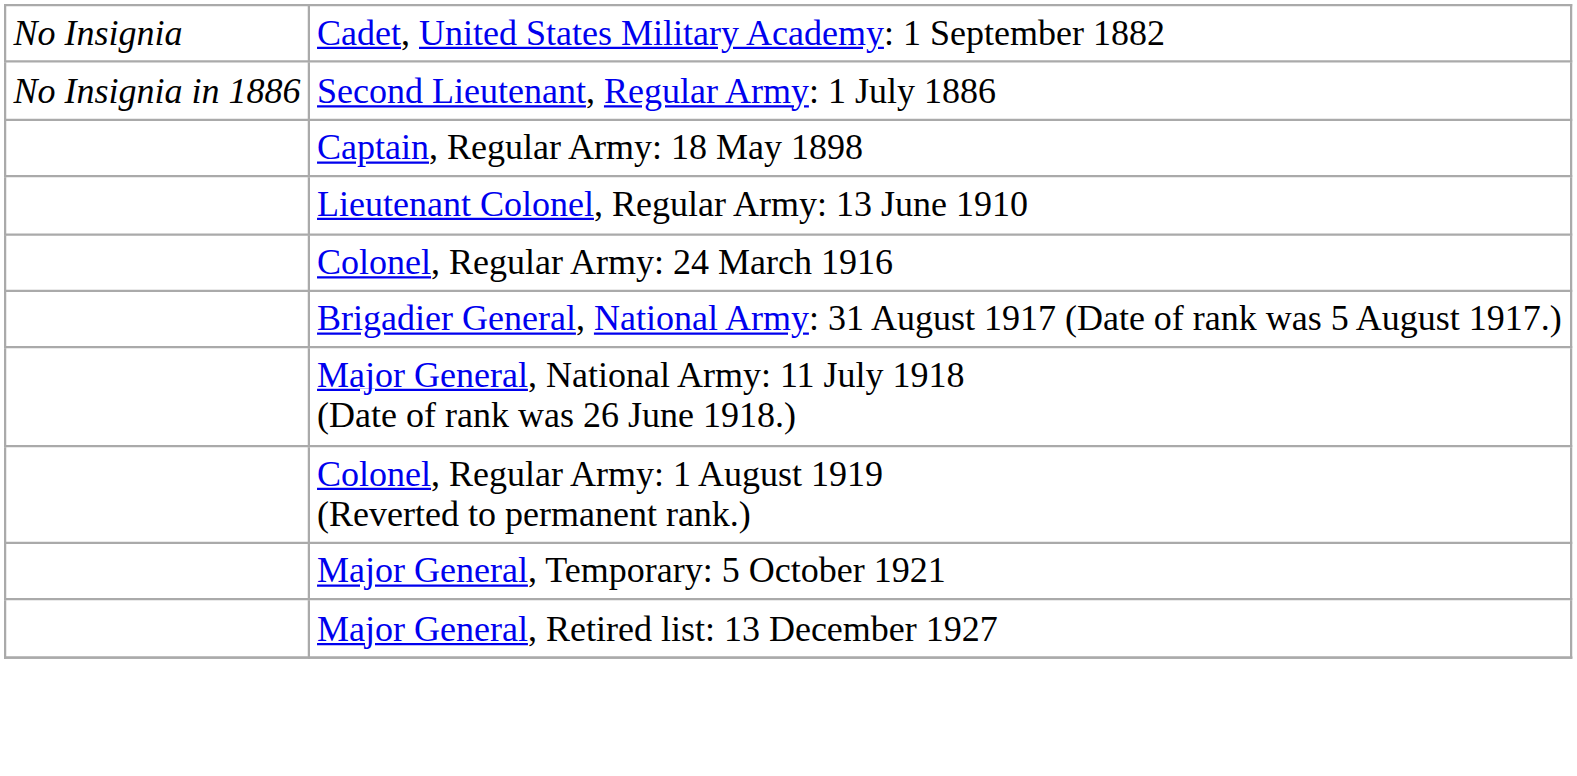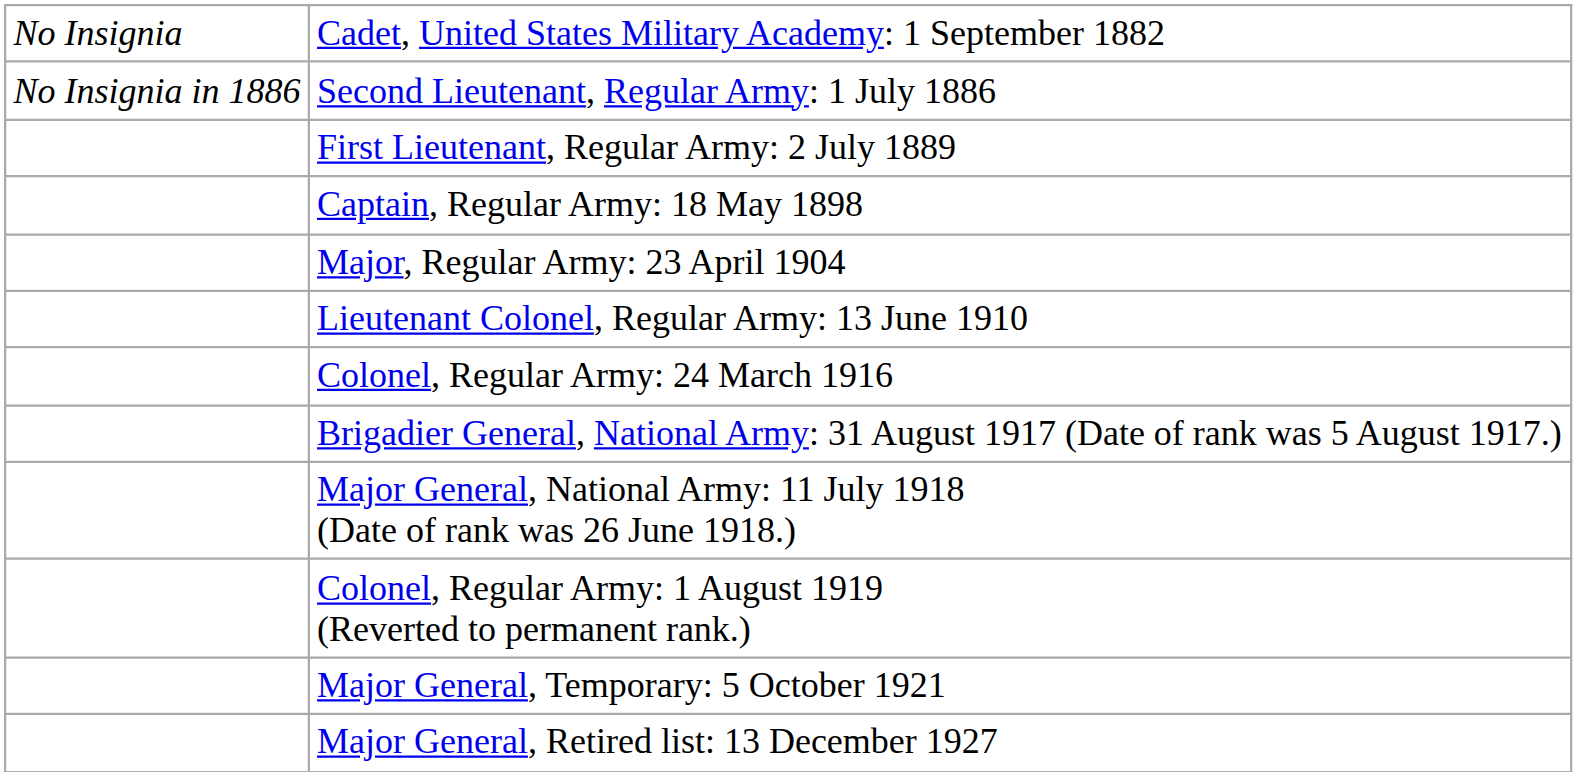+ row: (637, 147)
+ row: (581, 261)
